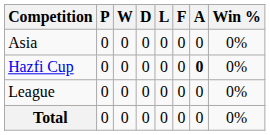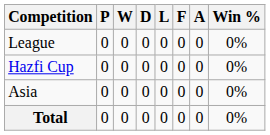rows swapped: (31, 92) <-> (23, 42)
(199, 67) bold -> (199, 67) normal
